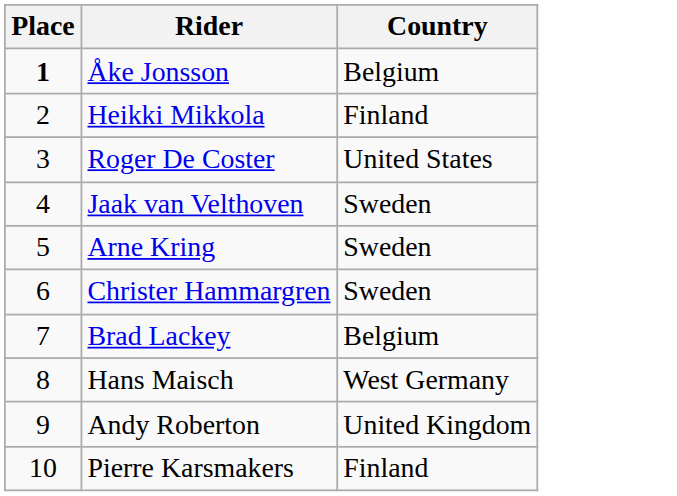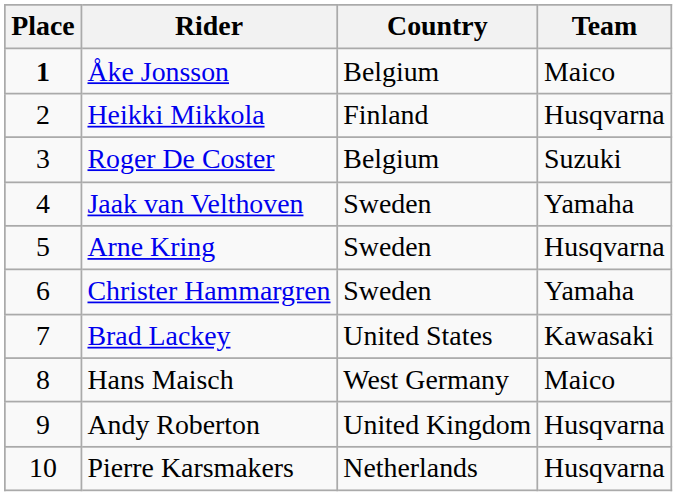+ column: (604, 26)
(418, 159) United States -> (391, 159) Belgium
(391, 335) Belgium -> (418, 335) United States
(386, 468) Finland -> (411, 468) Netherlands
